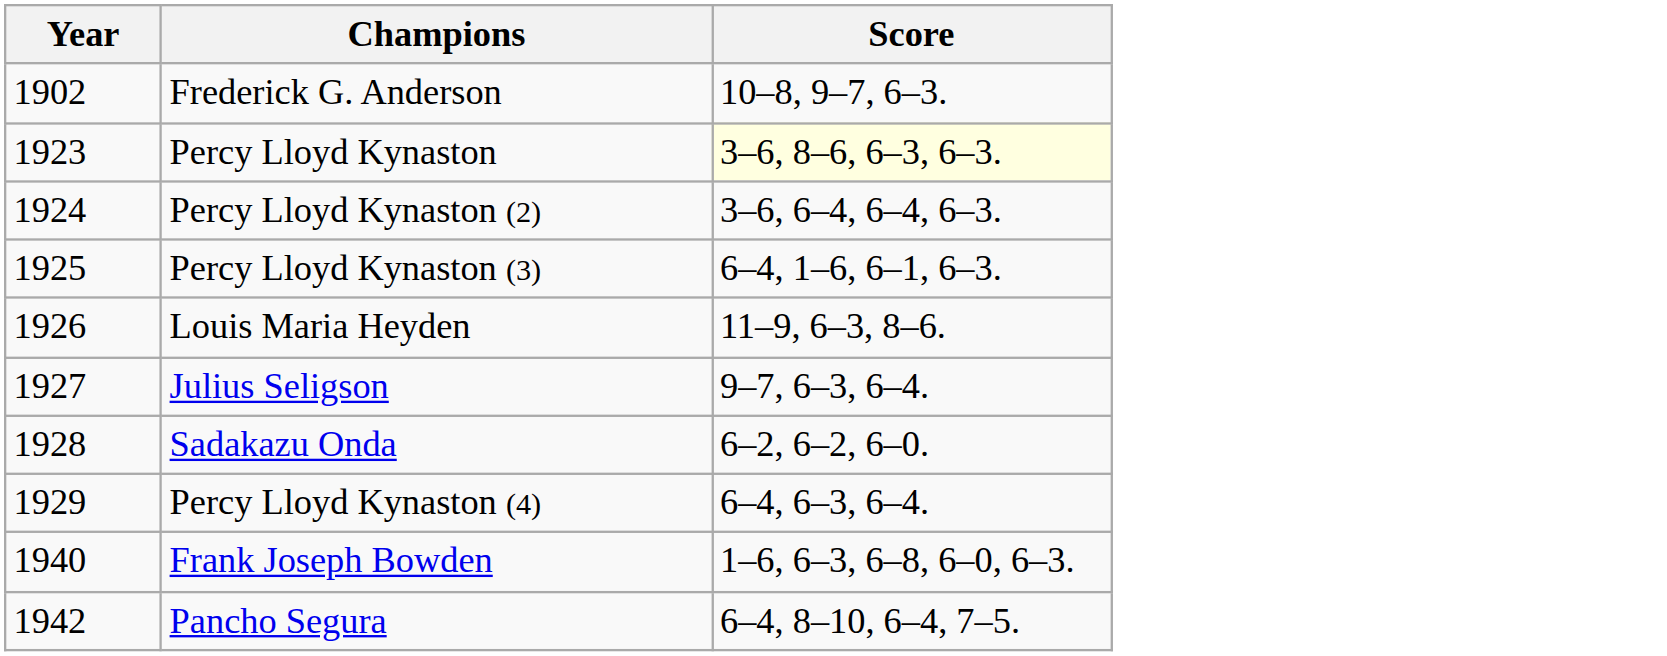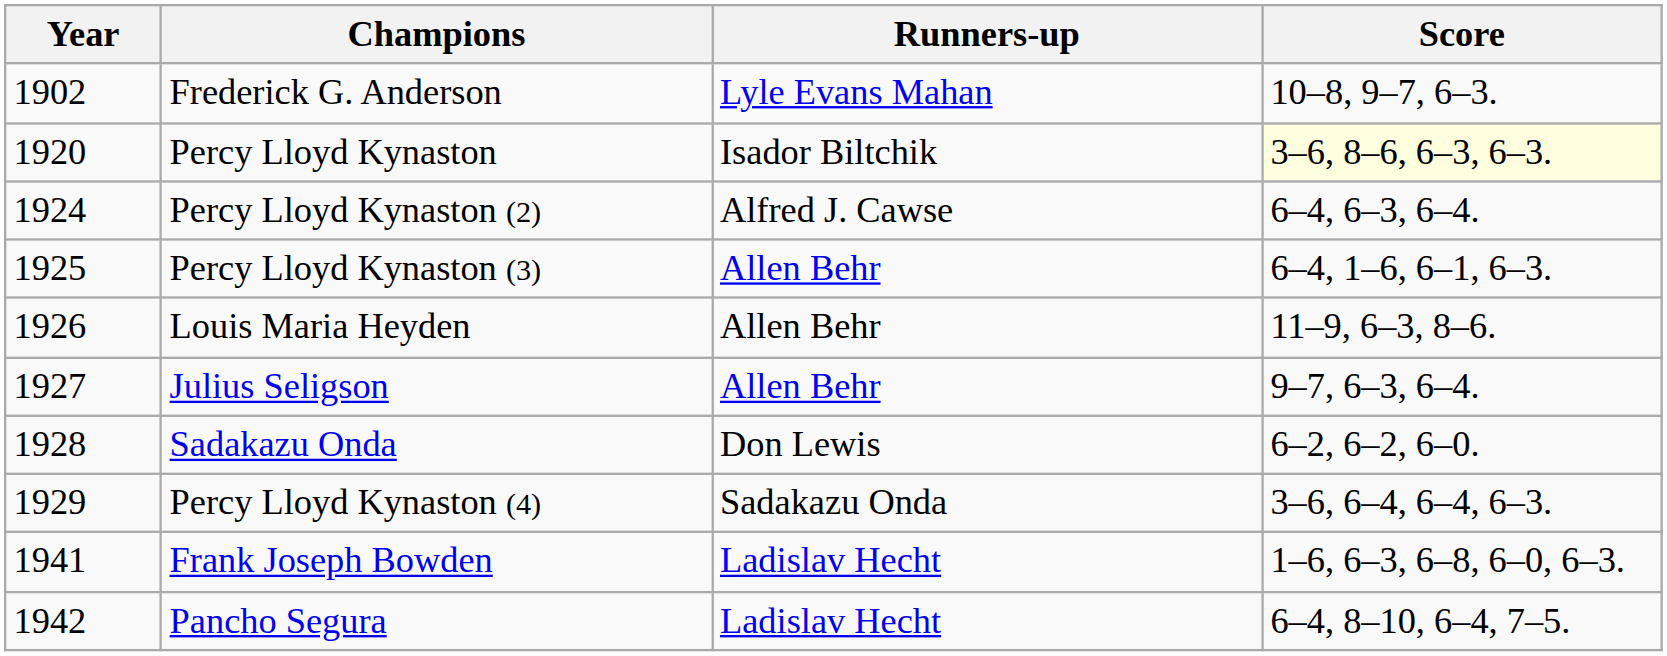+ column: (987, 33)
(50, 150) 1923 -> (50, 150) 1920
(861, 209) 3–6, 6–4, 6–4, 6–3. -> (1375, 209) 6–4, 6–3, 6–4.
(825, 502) 6–4, 6–3, 6–4. -> (1411, 502) 3–6, 6–4, 6–4, 6–3.
(50, 560) 1940 -> (50, 560) 1941
